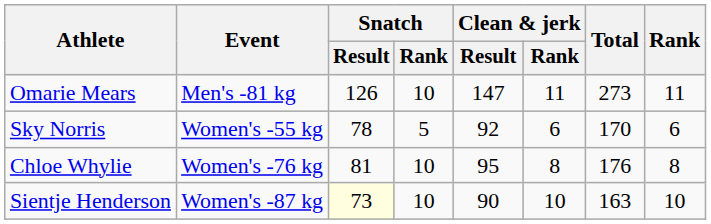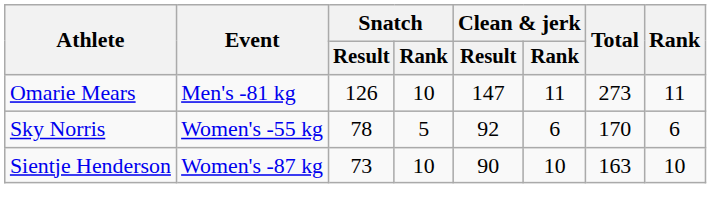- row: (71, 165)
(361, 201) lightyellow background -> (361, 165) no background
